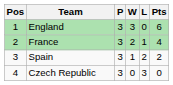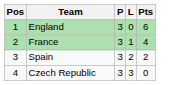- column: (132, 12)
